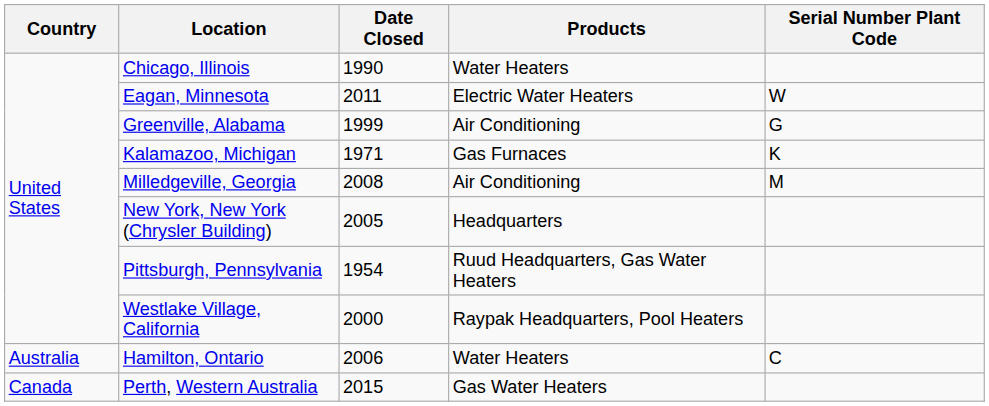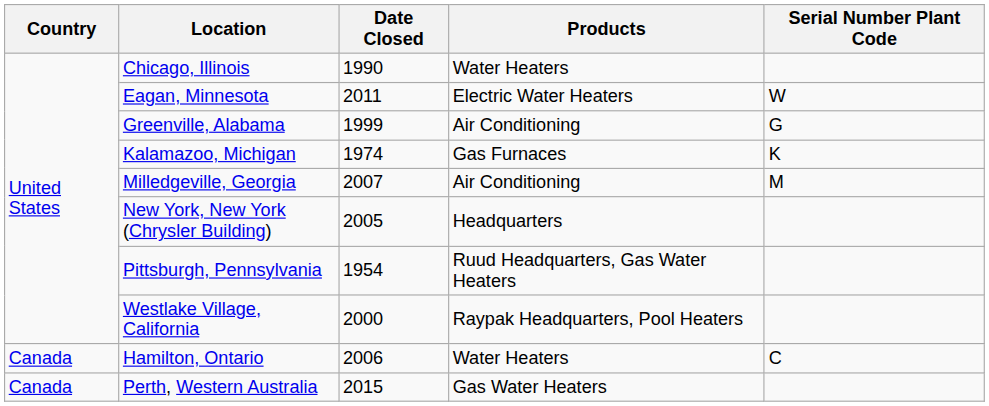(363, 153) 1971 -> (363, 153) 1974
(363, 182) 2008 -> (363, 182) 2007
(44, 358) Australia -> (40, 358) Canada
